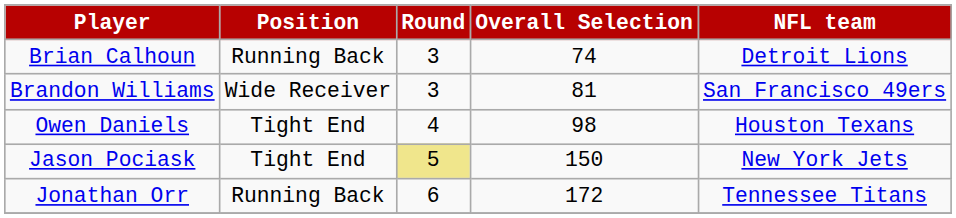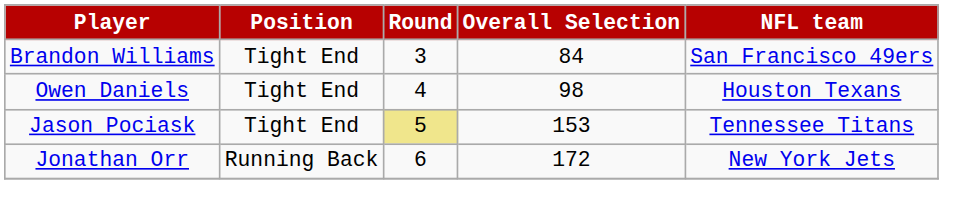- row: (112, 57)
(308, 92) Wide Receiver -> (302, 57) Tight End
(584, 92) 81 -> (571, 57) 84
(584, 161) 150 -> (571, 126) 153
(825, 161) New York Jets -> (812, 126) Tennessee Titans
(825, 196) Tennessee Titans -> (812, 161) New York Jets
